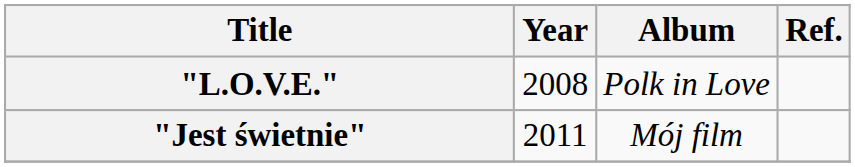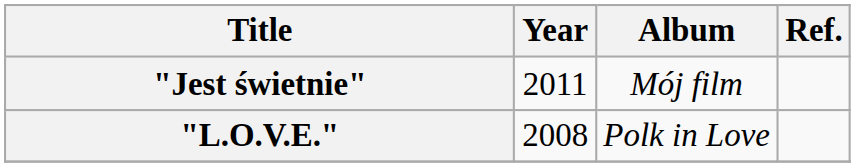rows swapped: (260, 82) <-> (260, 135)
